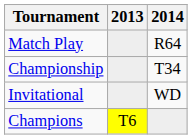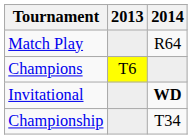rows swapped: (56, 69) <-> (45, 120)
(167, 95) normal -> (167, 95) bold
